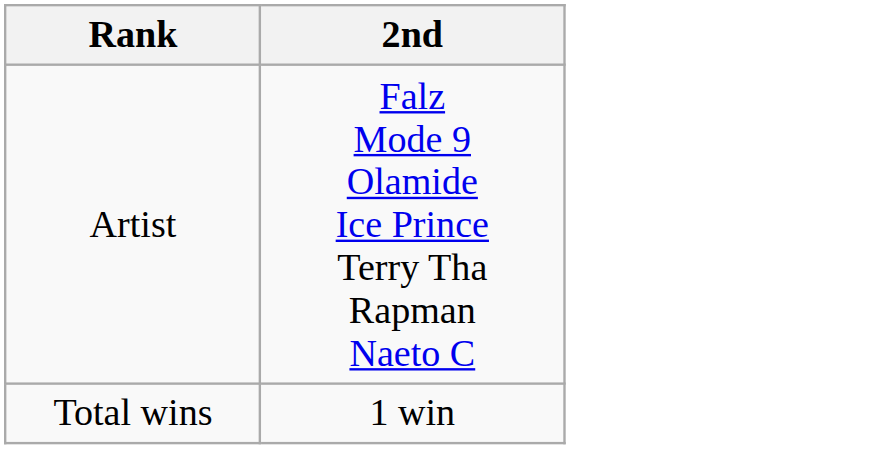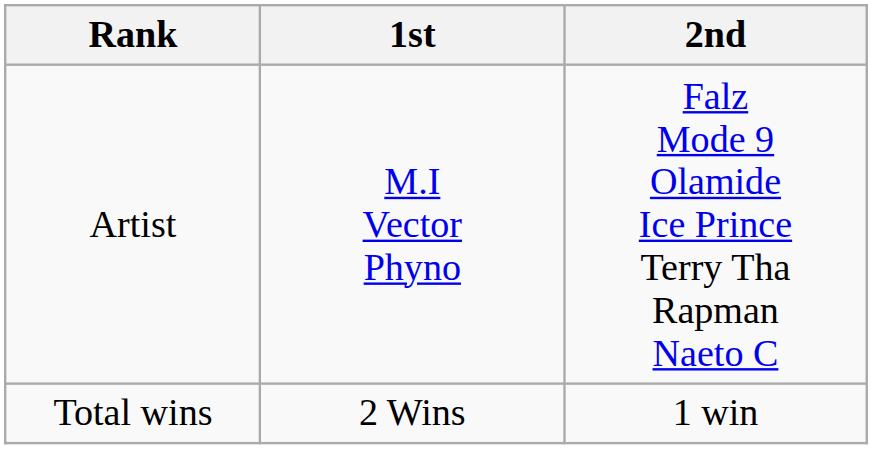+ column: (412, 34)
